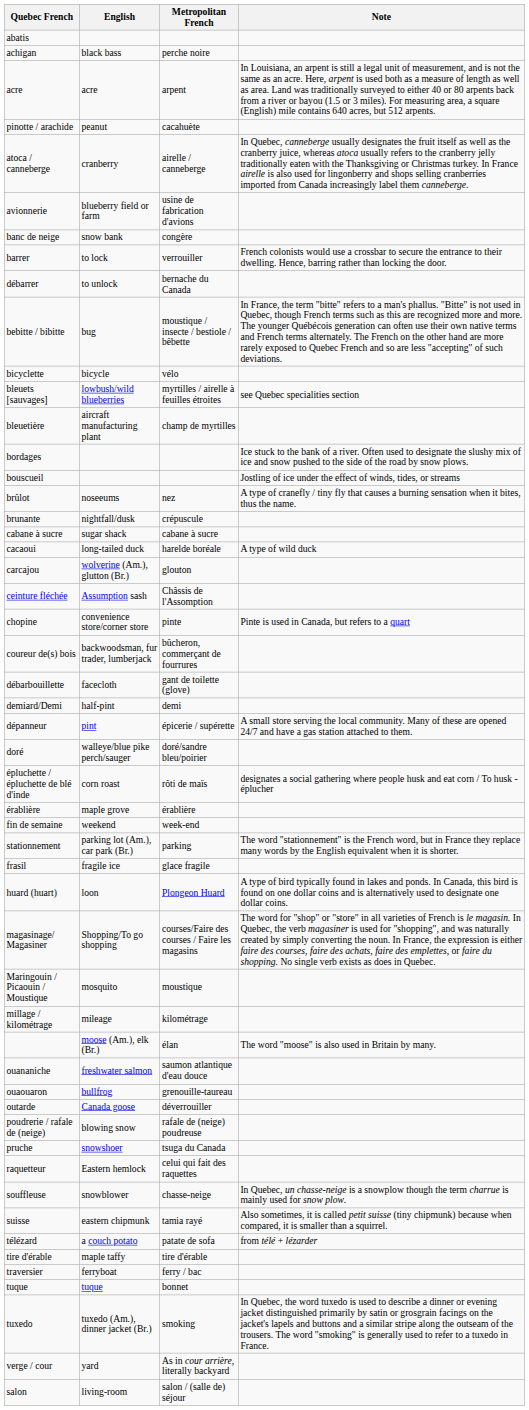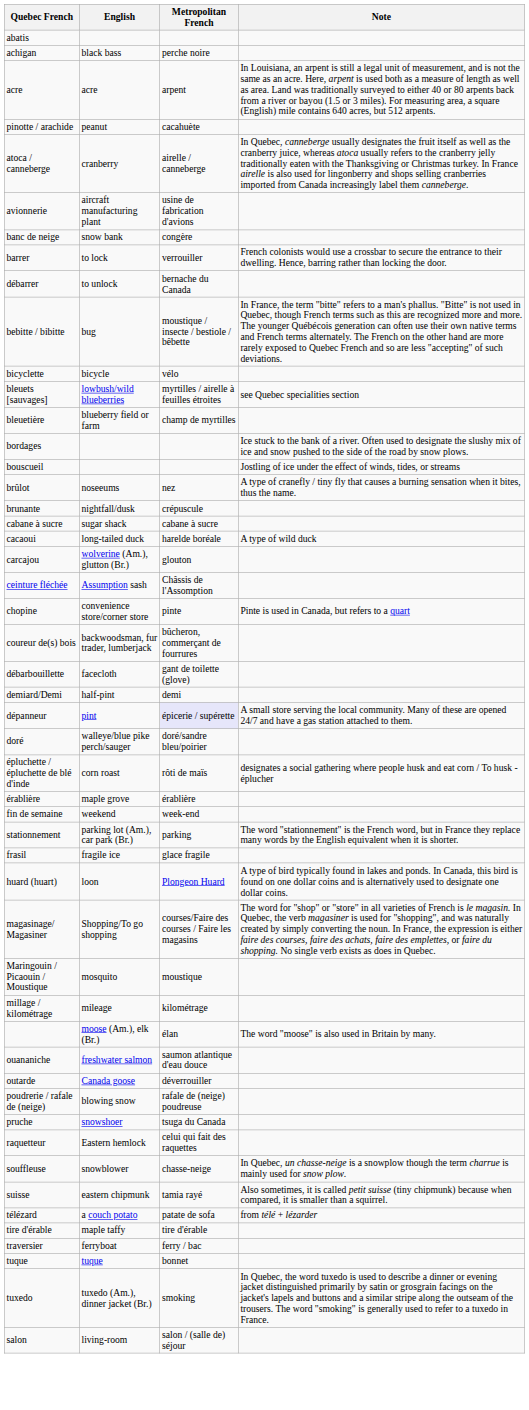(115, 211) blueberry field or farm -> (109, 211) aircraft manufacturing plant
(109, 426) aircraft manufacturing plant -> (115, 420) blueberry field or farm
(198, 726) no background -> (198, 715) lavender background
- row: (27, 1091)
- row: (29, 1366)
